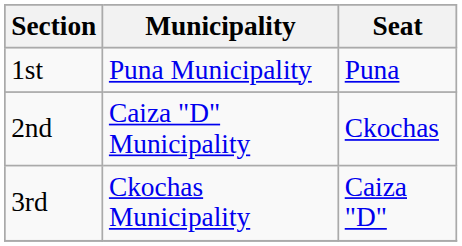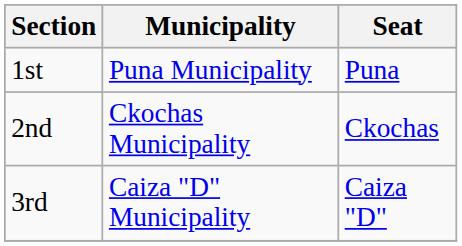(180, 128) Caiza "D" Municipality -> (180, 128) Ckochas Municipality
(180, 202) Ckochas Municipality -> (180, 202) Caiza "D" Municipality
